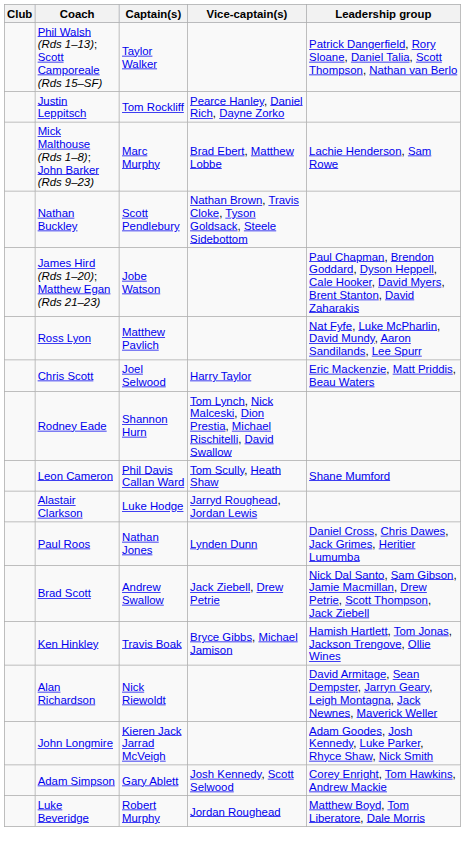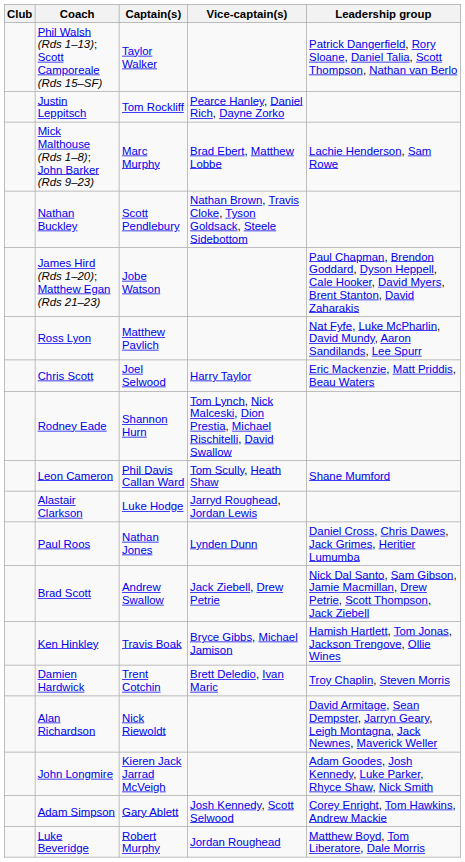+ row: (61, 681)
